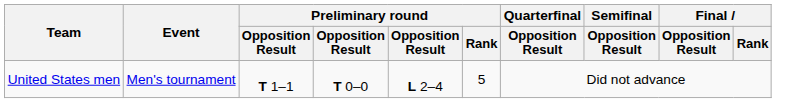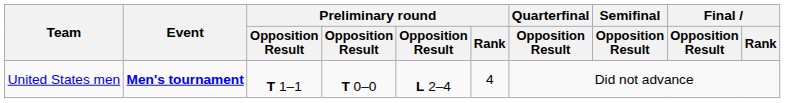(181, 80) normal -> (185, 80) bold
(482, 80) 5 -> (490, 80) 4
